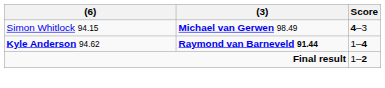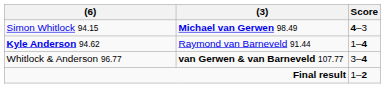(248, 43) bold -> (245, 43) normal
+ row: (64, 59)
